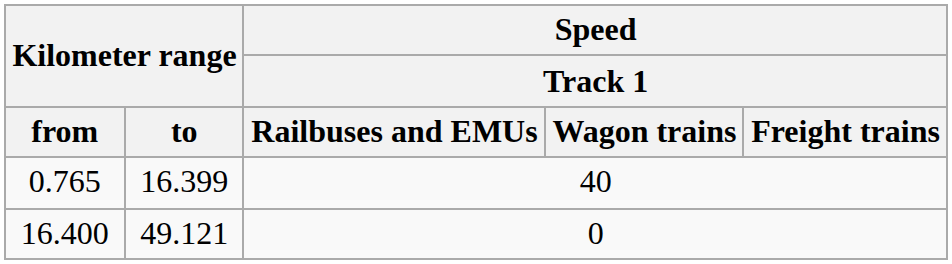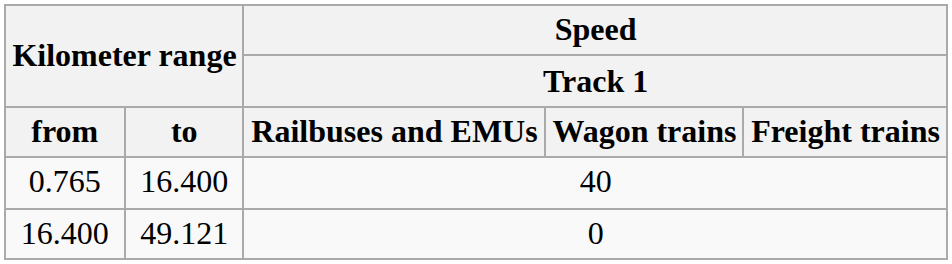(184, 182) 16.399 -> (184, 182) 16.400
